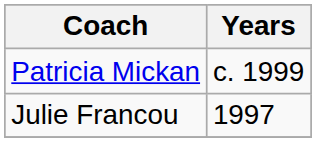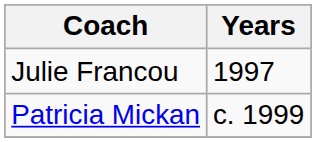rows swapped: (95, 114) <-> (106, 70)
